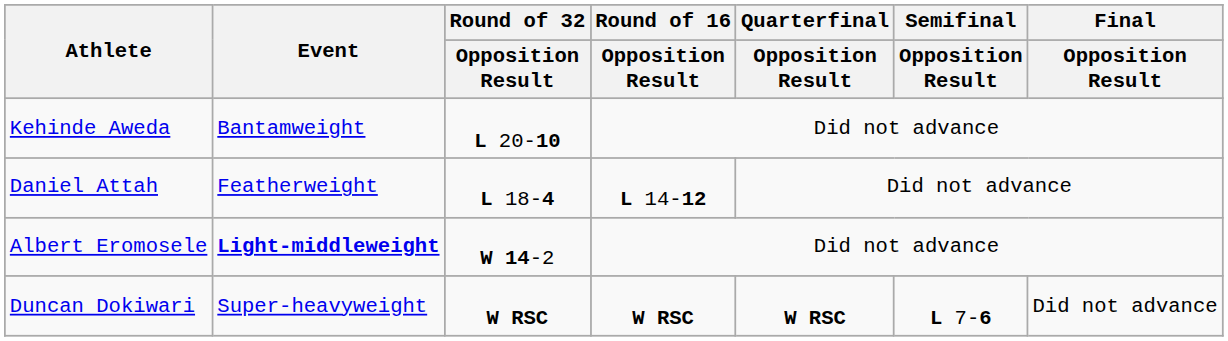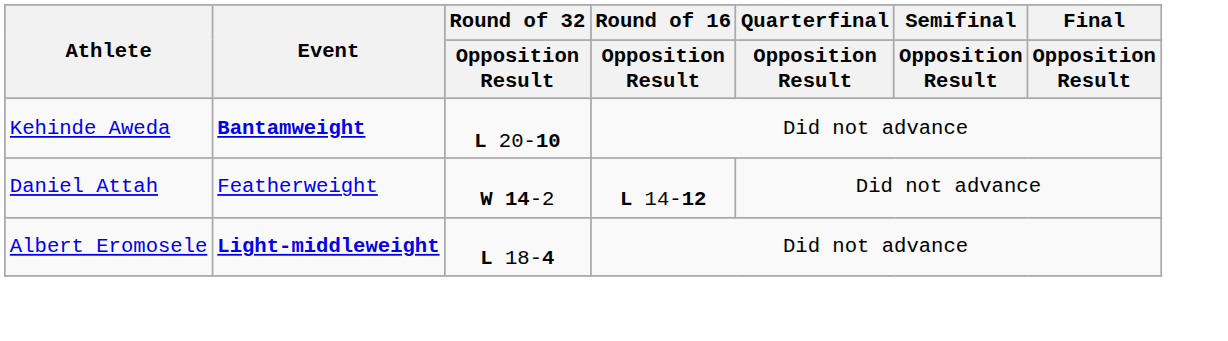(291, 128) normal -> (291, 128) bold
(517, 200) L 18-4 -> (517, 200) W 14-2
(517, 259) W 14-2 -> (517, 259) L 18-4
- row: (102, 306)
